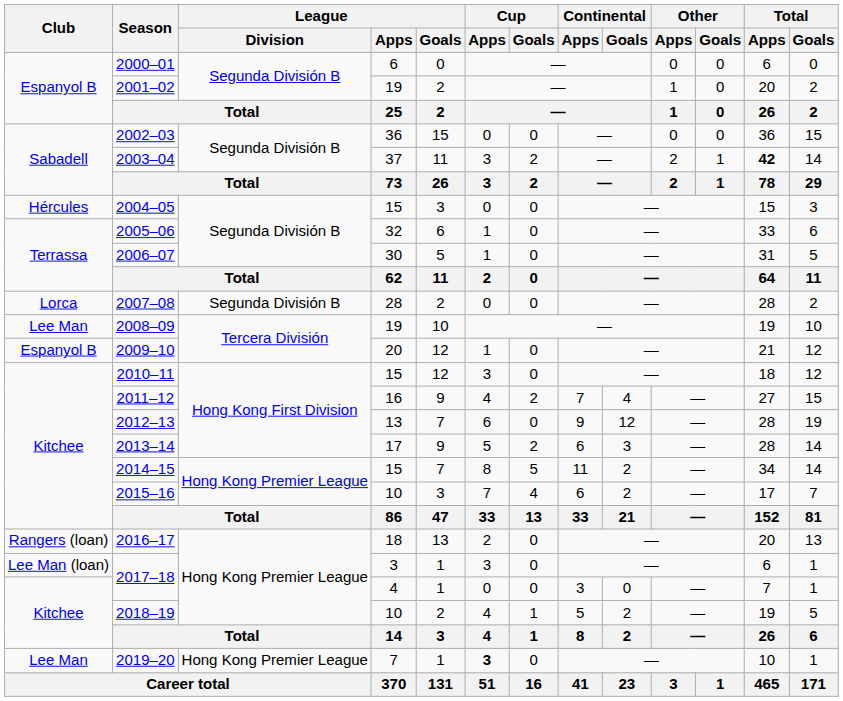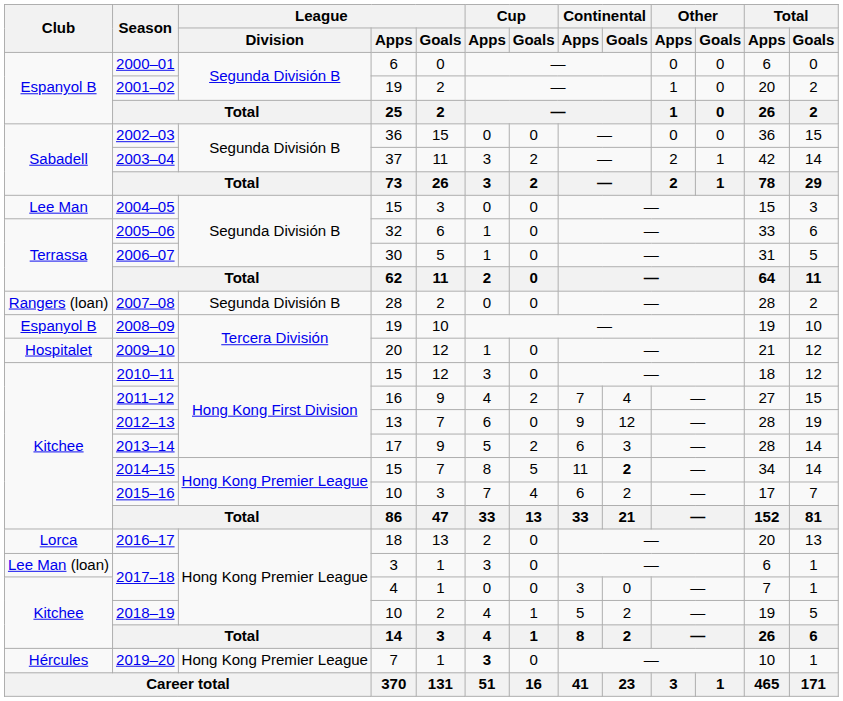(767, 159) bold -> (767, 159) normal
(59, 207) Hércules -> (59, 207) Lee Man
(59, 302) Lorca -> (59, 302) Rangers (loan)
(59, 326) Lee Man -> (59, 326) Espanyol B
(59, 350) Espanyol B -> (59, 350) Hospitalet
(627, 469) normal -> (627, 469) bold
(59, 541) Rangers (loan) -> (59, 541) Lorca
(59, 660) Lee Man -> (59, 660) Hércules
